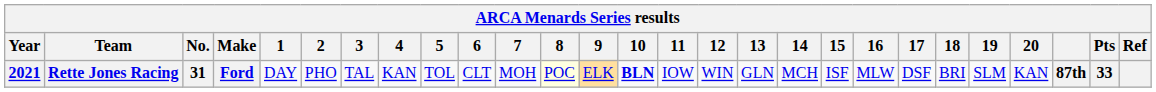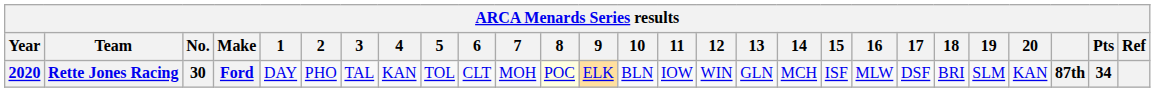(24, 73) 2021 -> (24, 73) 2020
(198, 73) 31 -> (198, 73) 30
(638, 73) bold -> (637, 73) normal
(1104, 73) 33 -> (1104, 73) 34
